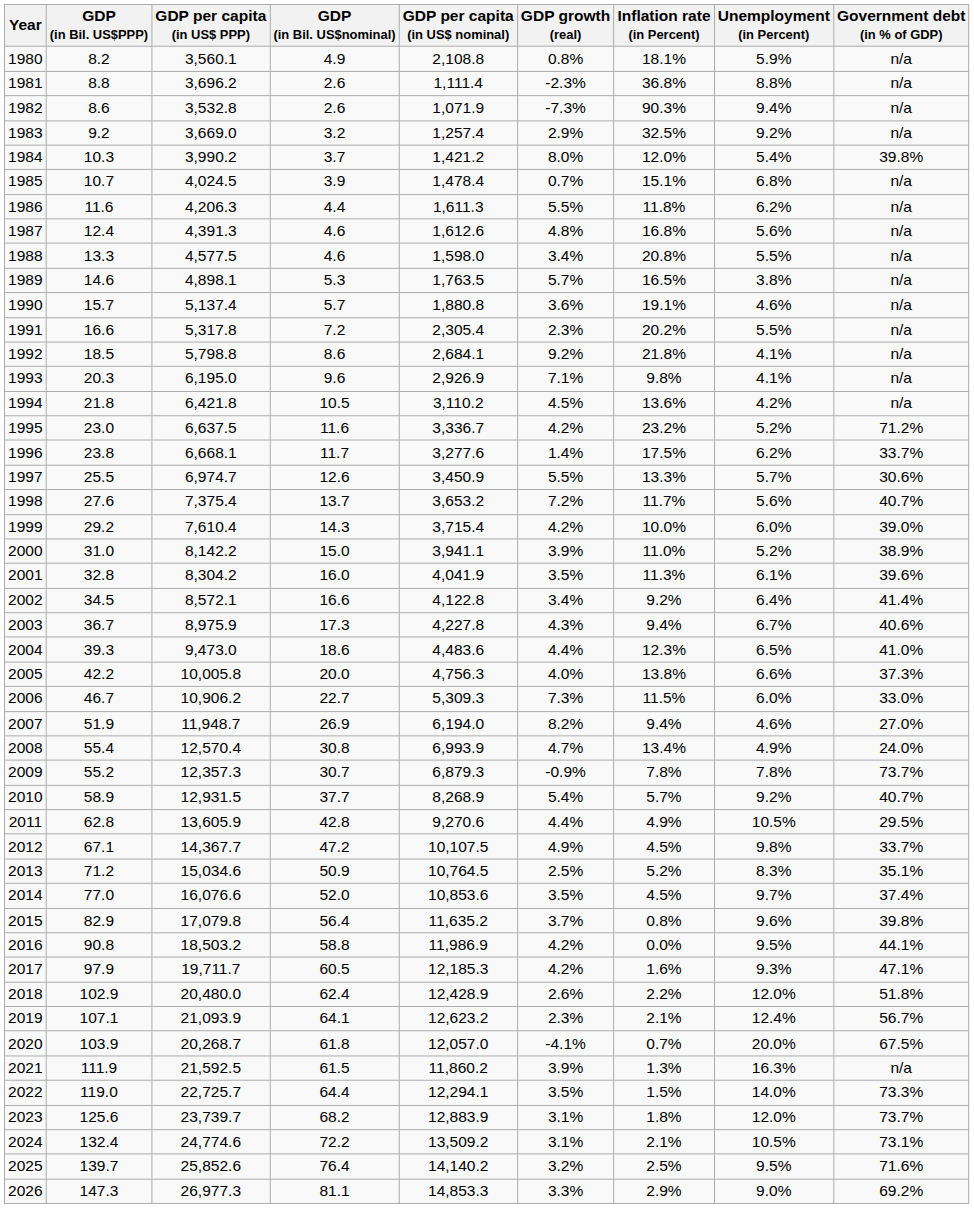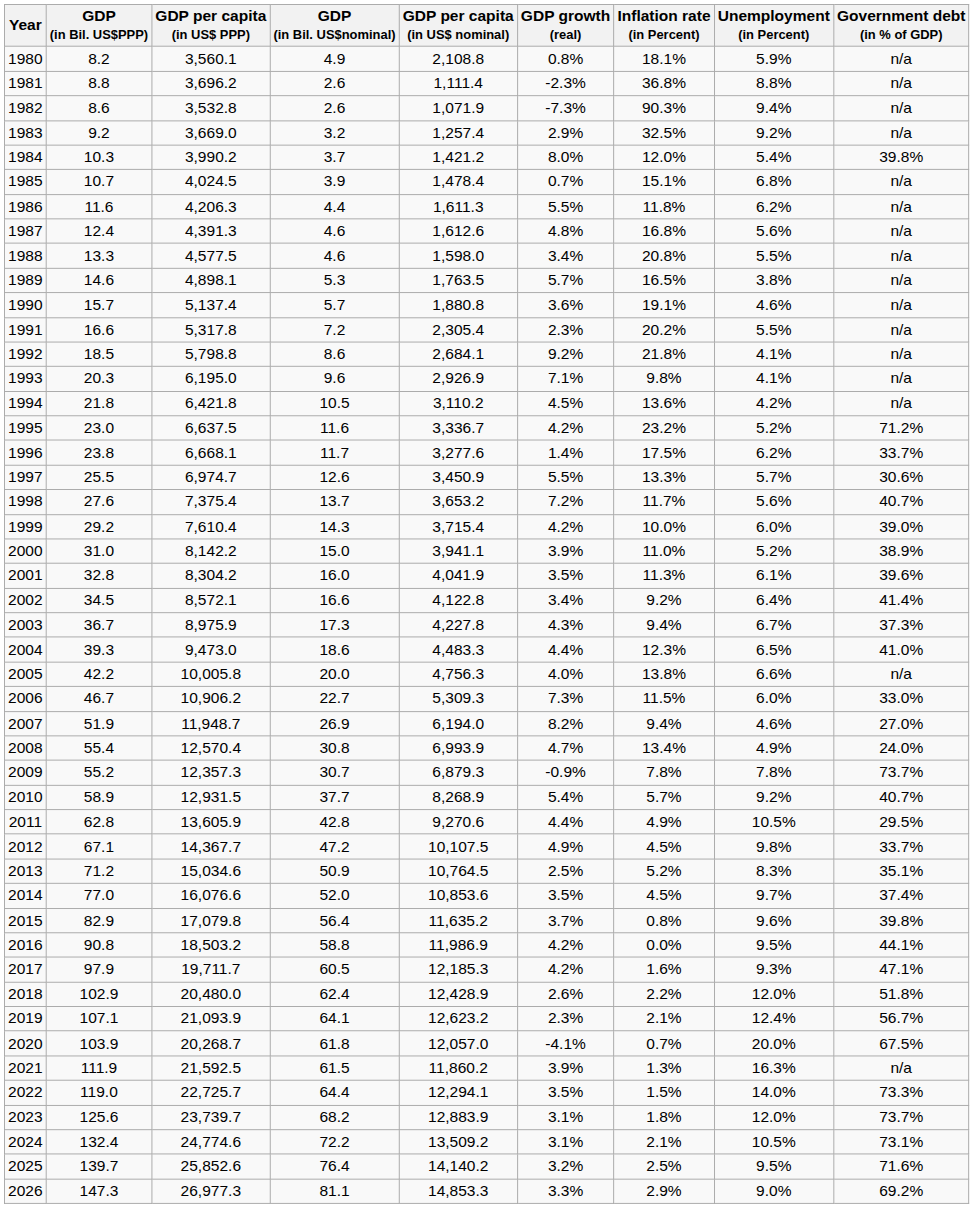(901, 624) 40.6% -> (901, 624) 37.3%
(458, 649) 4,483.6 -> (458, 649) 4,483.3
(901, 674) 37.3% -> (901, 674) n/a
